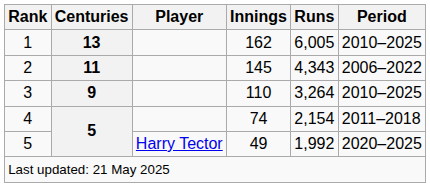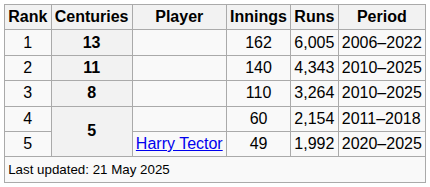(382, 42) 2010–2025 -> (382, 42) 2006–2022
(259, 67) 145 -> (259, 67) 140
(382, 67) 2006–2022 -> (382, 67) 2010–2025
(92, 93) 9 -> (92, 93) 8
(259, 118) 74 -> (259, 118) 60
